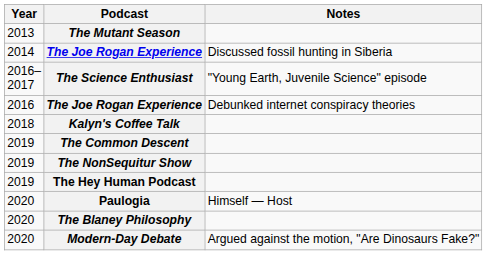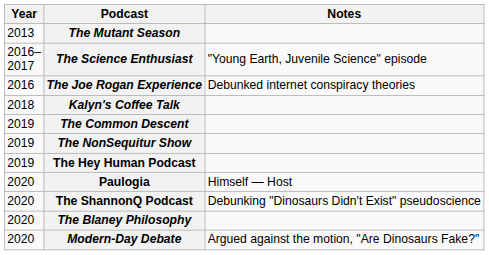- row: (21, 52)
+ row: (21, 201)
